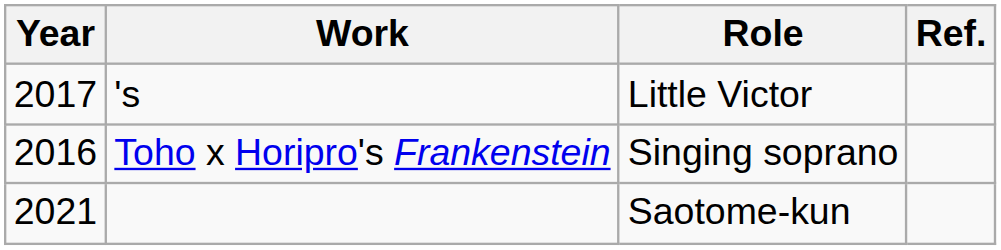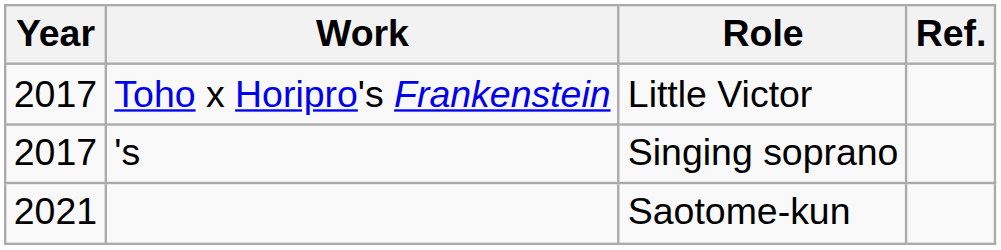(127, 93) 's -> (362, 93) Toho x Horipro's Frankenstein
(55, 152) 2016 -> (55, 152) 2017
(362, 152) Toho x Horipro's Frankenstein -> (127, 152) 's
